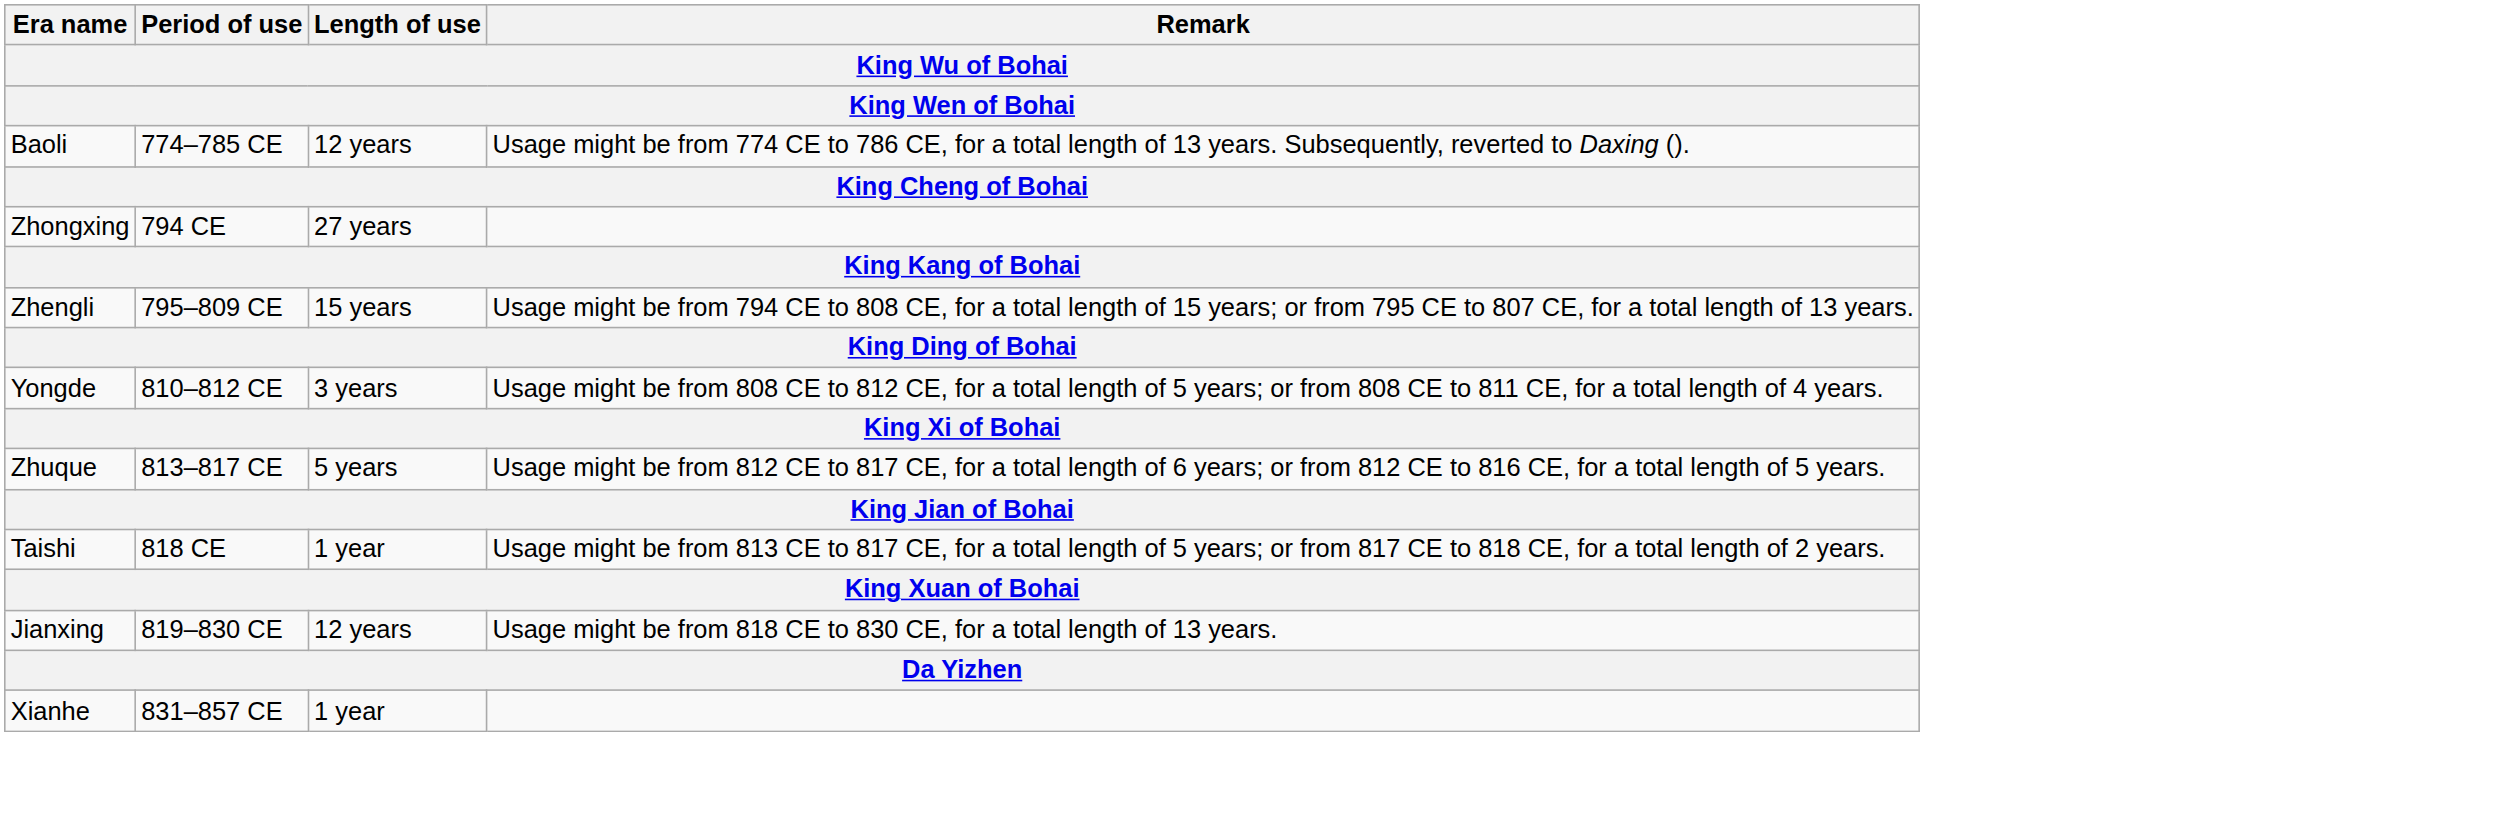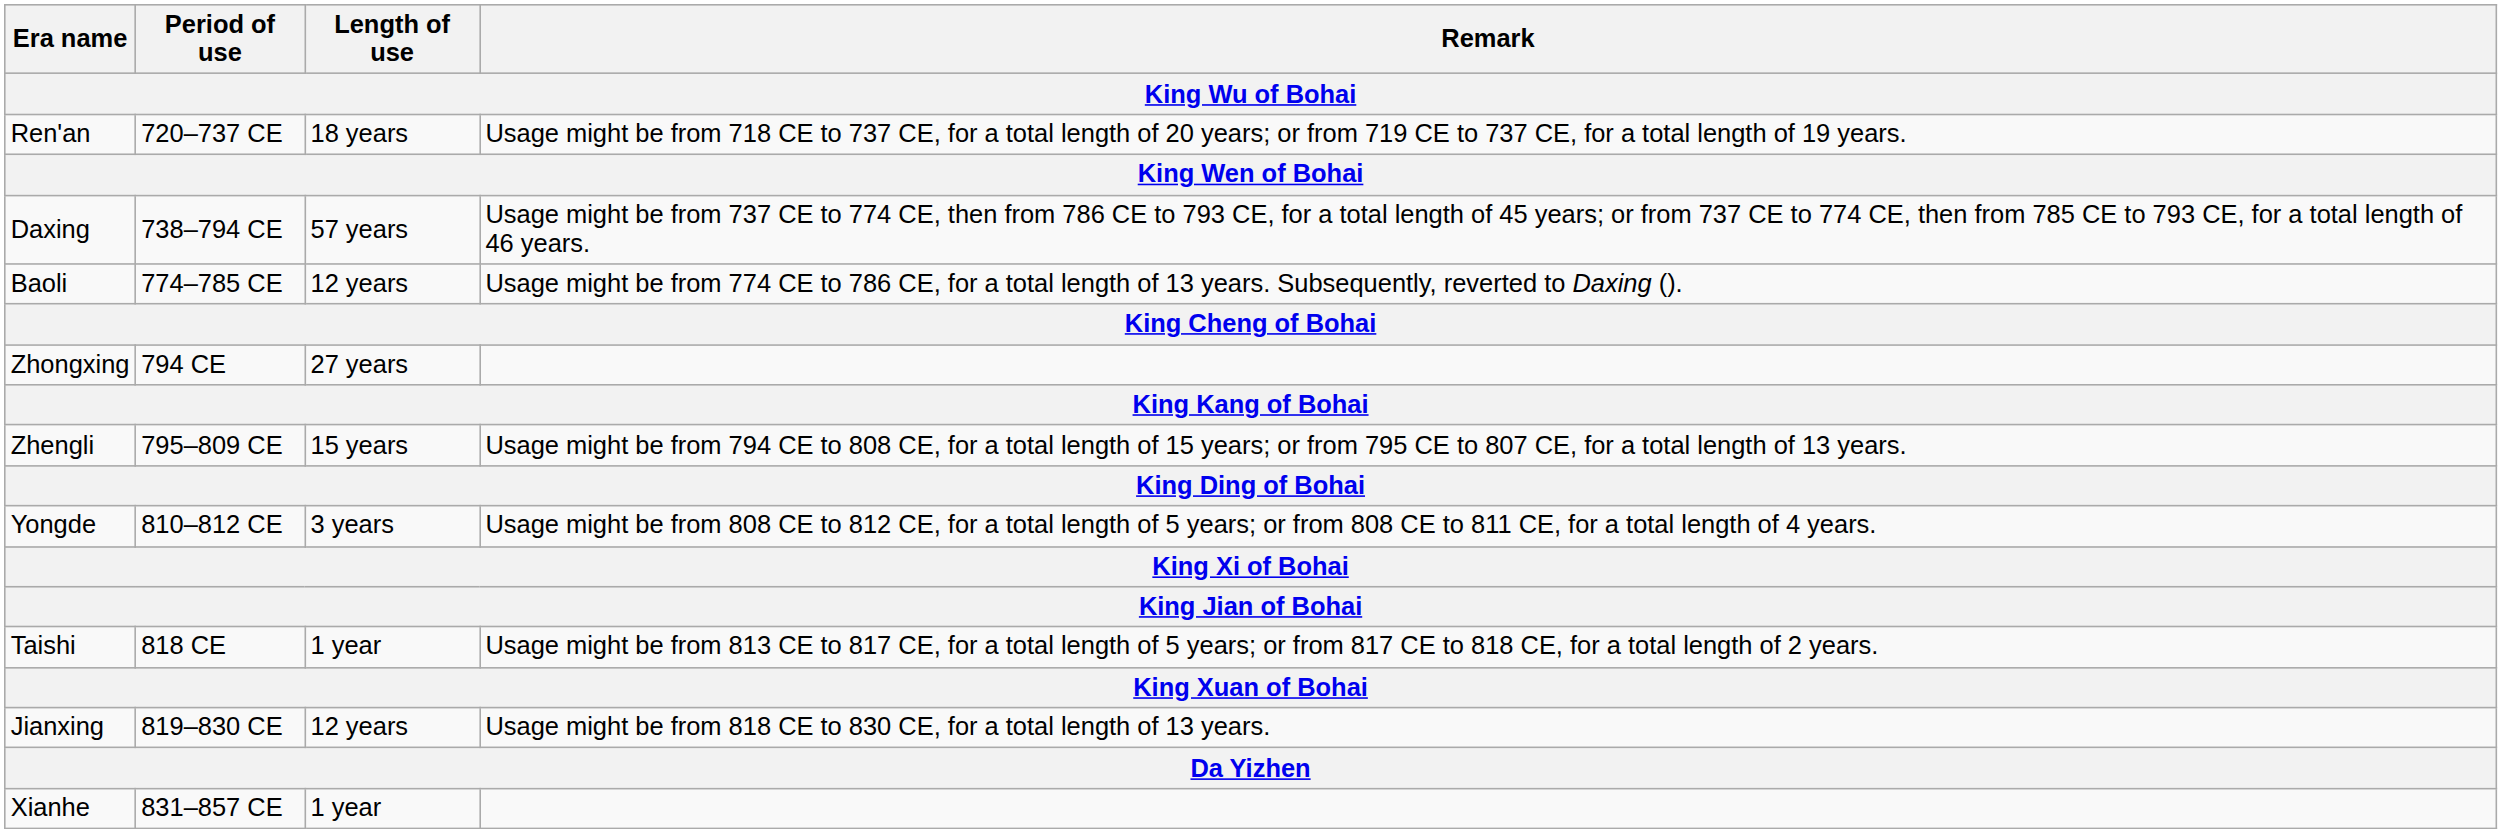+ row: (51, 133)
+ row: (50, 228)
- row: (54, 468)
